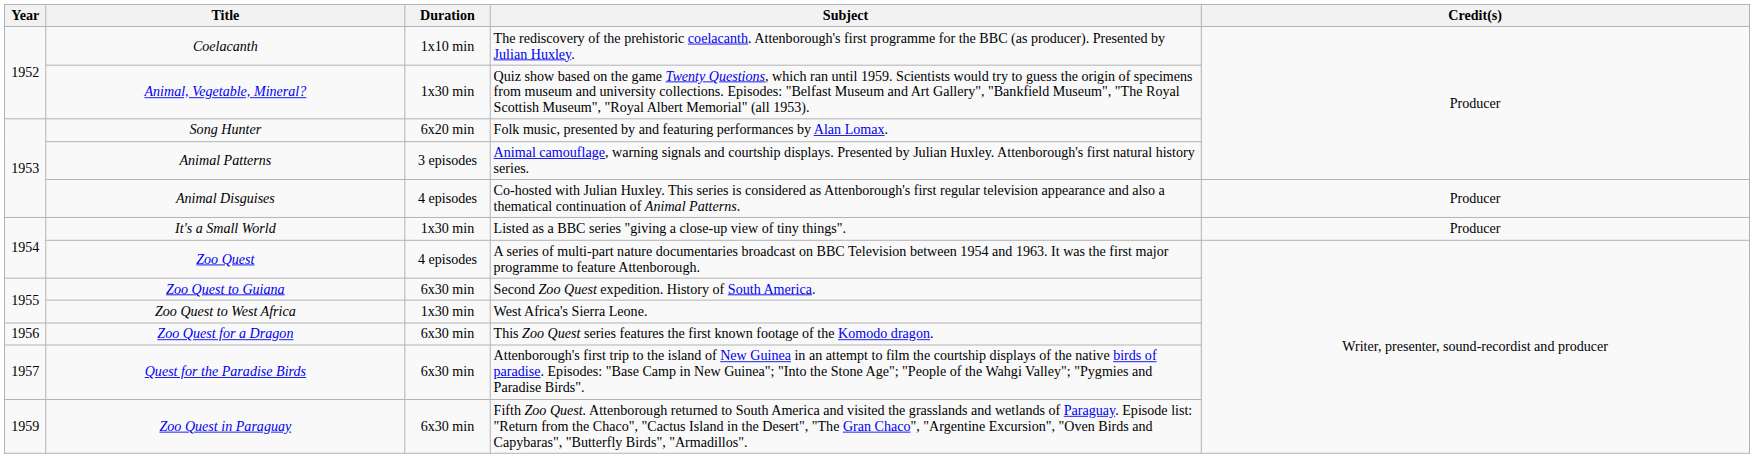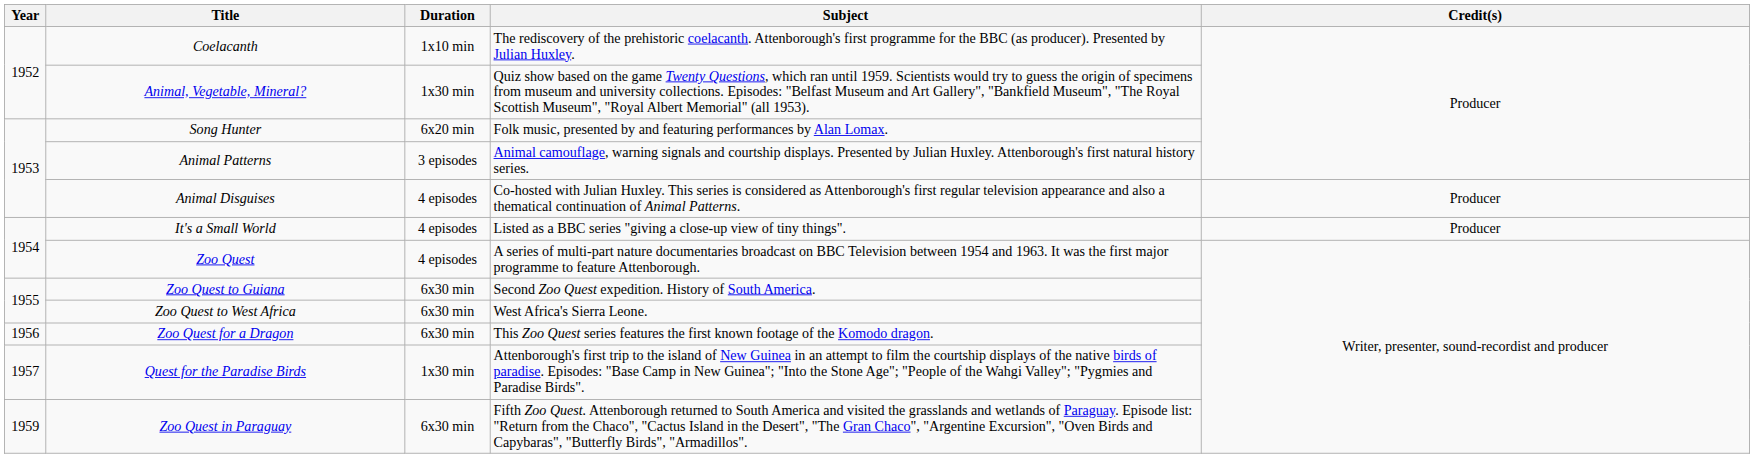(447, 228) 1x30 min -> (447, 228) 4 episodes
(447, 311) 1x30 min -> (447, 311) 6x30 min
(447, 372) 6x30 min -> (447, 372) 1x30 min
